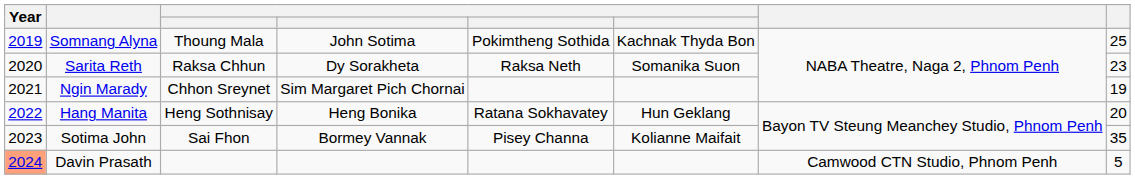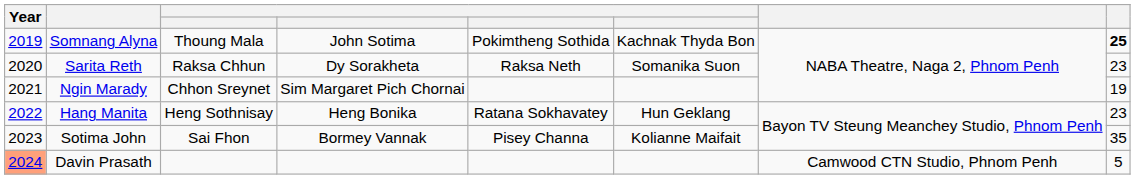(1118, 40) normal -> (1118, 40) bold
(1118, 113) 20 -> (1118, 113) 23
